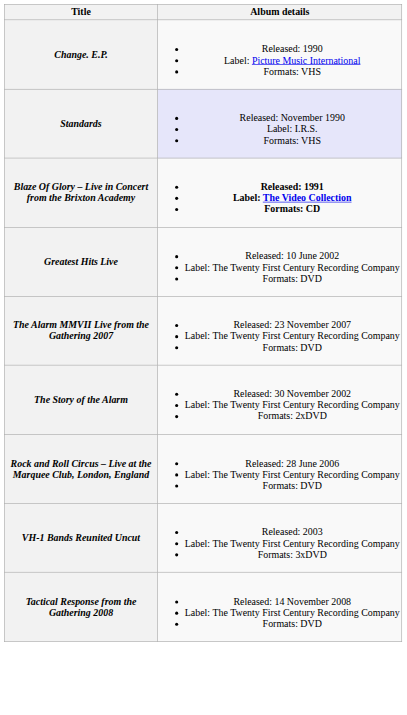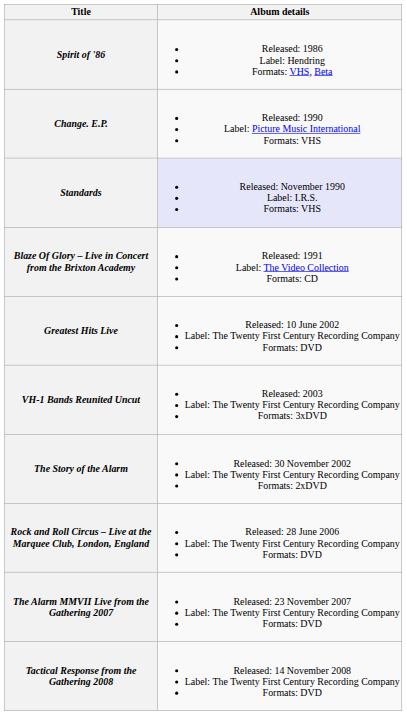+ row: (81, 54)
(280, 198) bold -> (280, 267) normal
rows swapped: (81, 538) <-> (81, 330)
